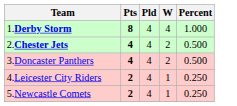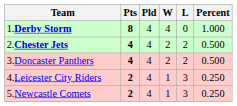+ column: (185, 12)
